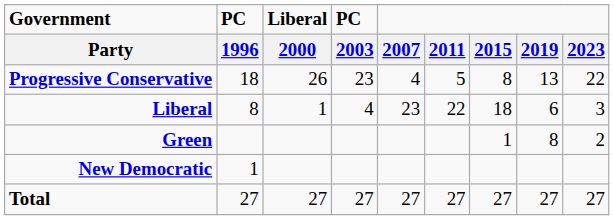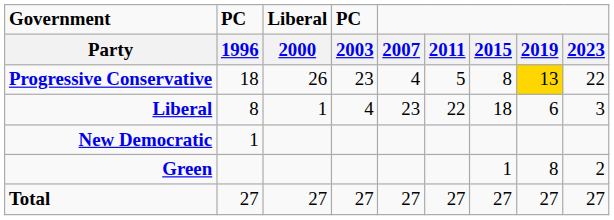(549, 79) no background -> (549, 79) gold background
rows swapped: (187, 139) <-> (145, 169)
